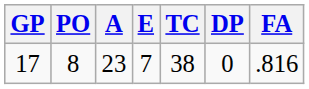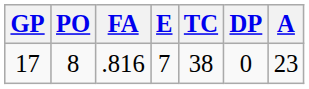columns swapped: (114, 24) <-> (277, 24)
